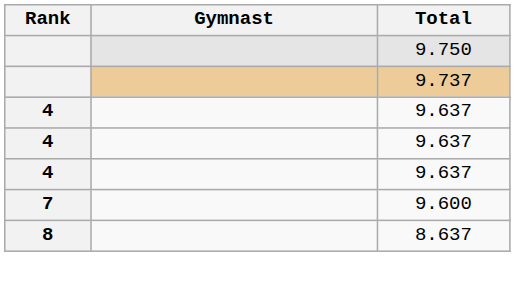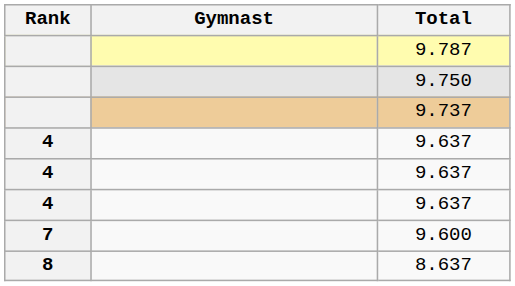+ row: (48, 51)
